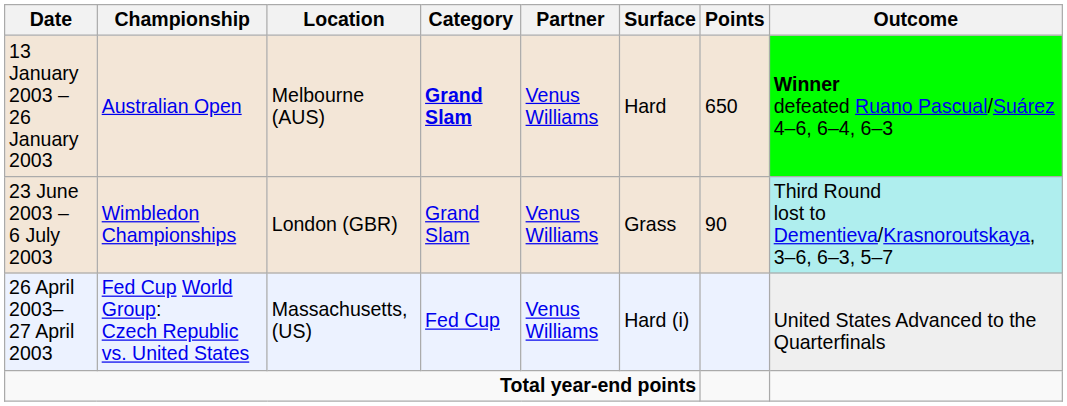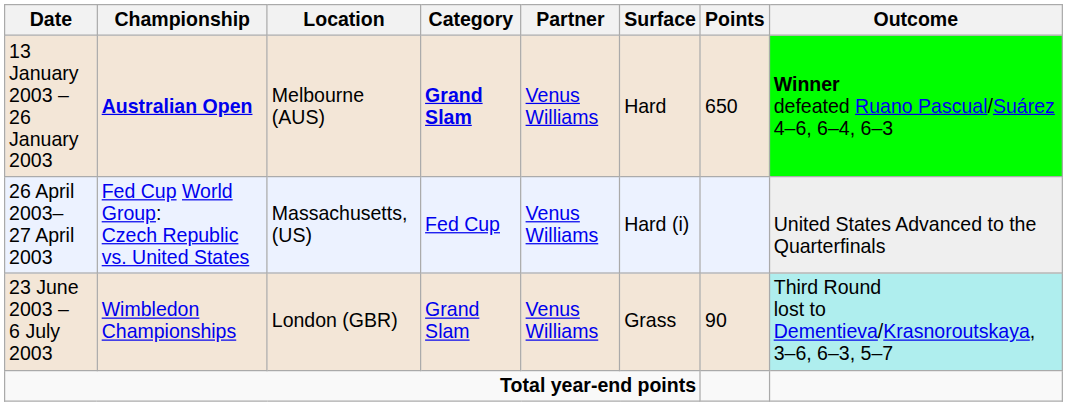(172, 105) normal -> (177, 105) bold
rows swapped: (42, 321) <-> (44, 224)
